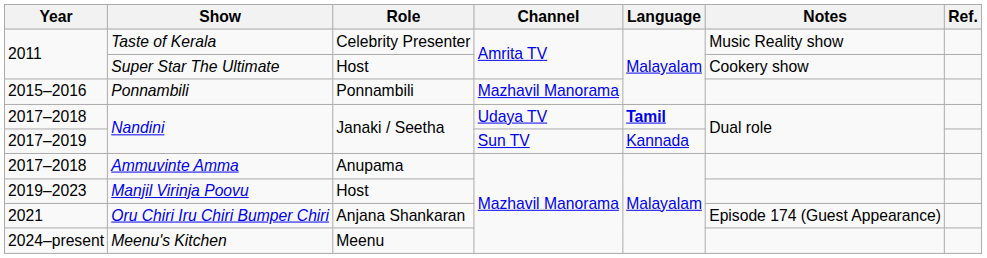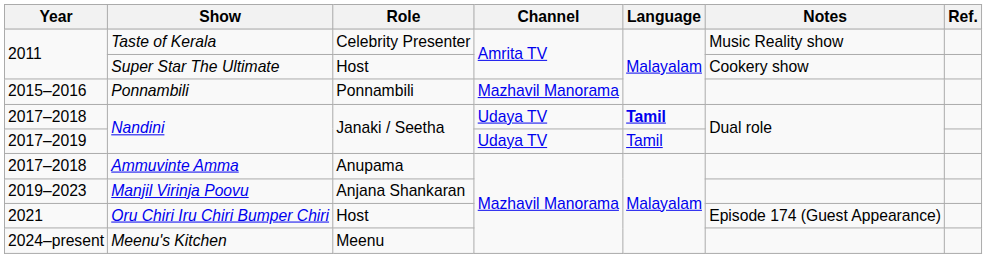(504, 141) Sun TV -> (512, 141) Udaya TV
(658, 141) Kannada -> (644, 141) Tamil
(352, 191) Host -> (401, 191) Anjana Shankaran
(401, 215) Anjana Shankaran -> (352, 215) Host
